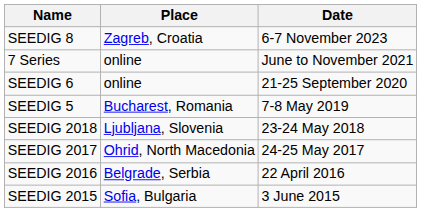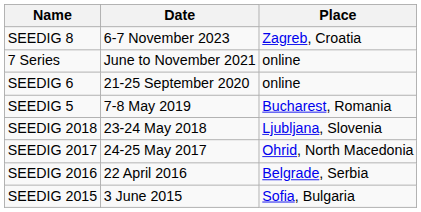columns swapped: (179, 15) <-> (337, 15)
